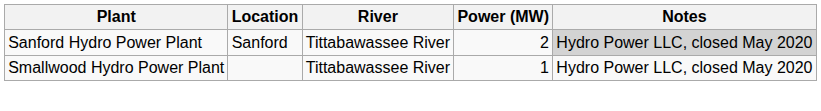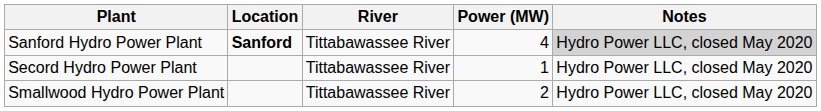(260, 42) normal -> (262, 42) bold
(545, 42) 2 -> (545, 42) 4
+ row: (102, 67)
(545, 67) 1 -> (545, 93) 2
